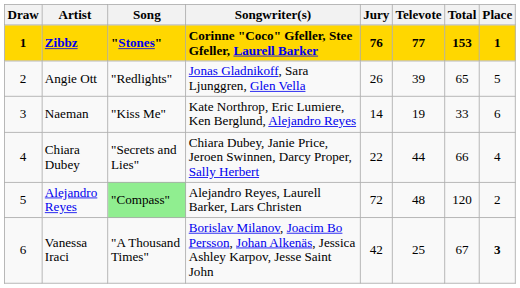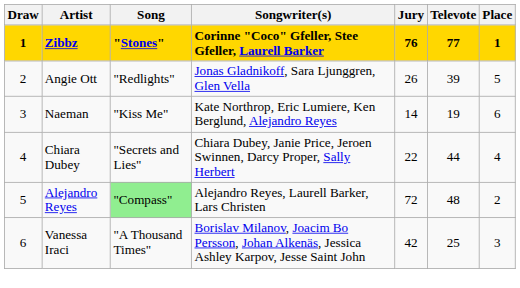- column: (462, 14)
(497, 250) bold -> (497, 243) normal
